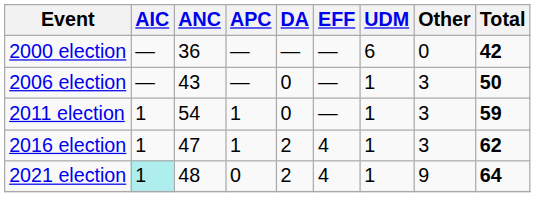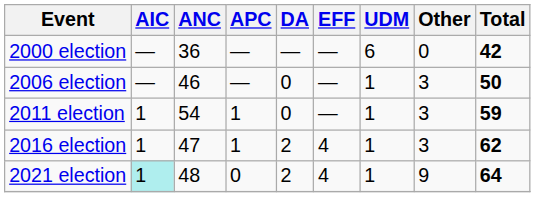(189, 82) 43 -> (189, 82) 46
